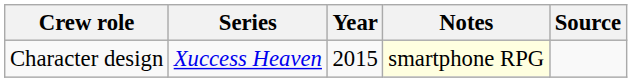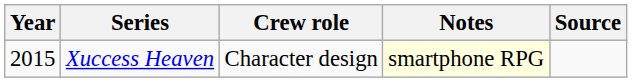columns swapped: (355, 22) <-> (87, 22)
